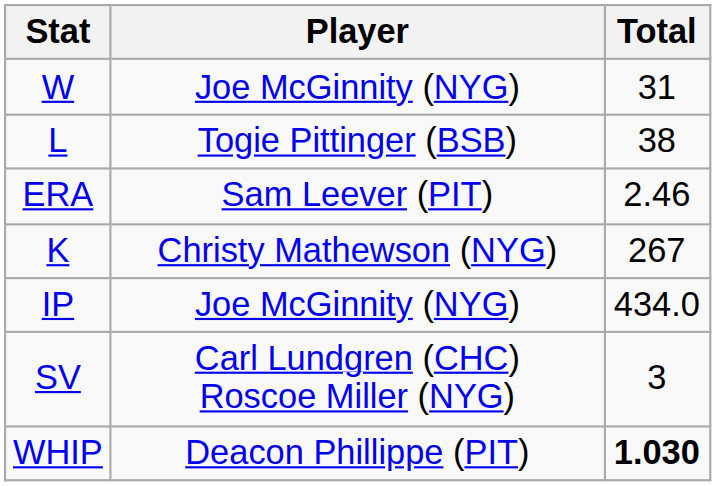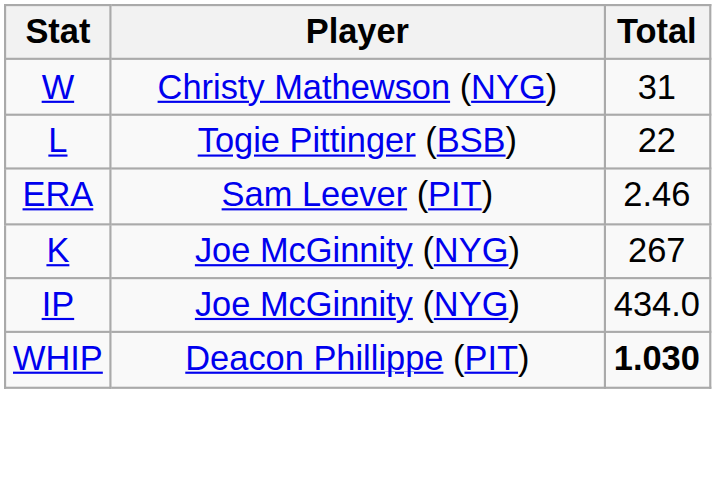(357, 86) Joe McGinnity (NYG) -> (357, 86) Christy Mathewson (NYG)
(657, 140) 38 -> (657, 140) 22
(357, 250) Christy Mathewson (NYG) -> (357, 250) Joe McGinnity (NYG)
- row: (58, 378)
